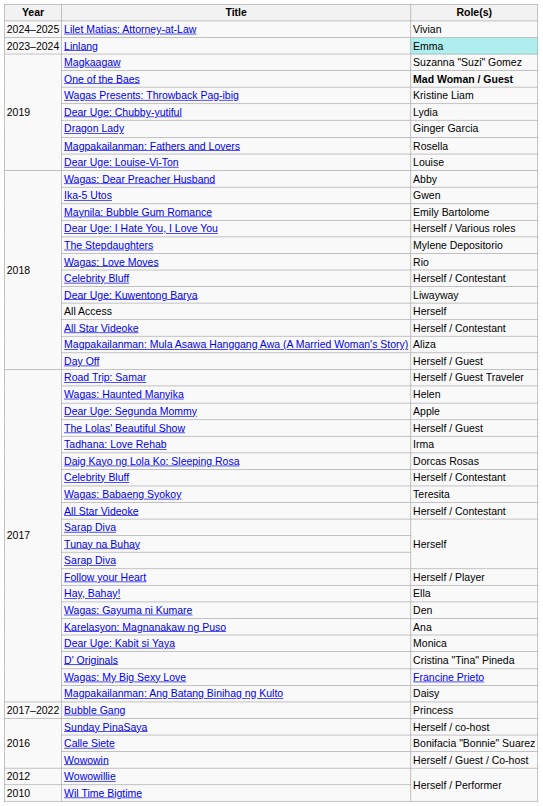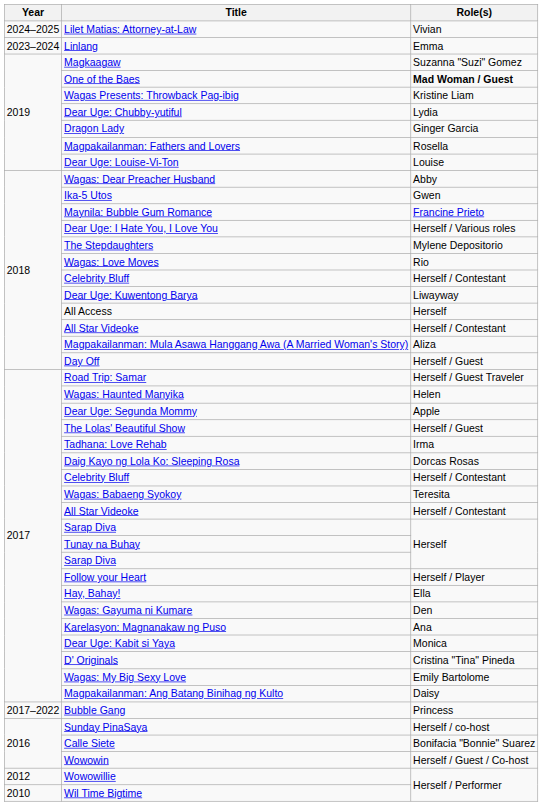(428, 46) paleturquoise background -> (428, 46) no background
(451, 212) Emily Bartolome -> (449, 212) Francine Prieto
(449, 677) Francine Prieto -> (451, 677) Emily Bartolome
